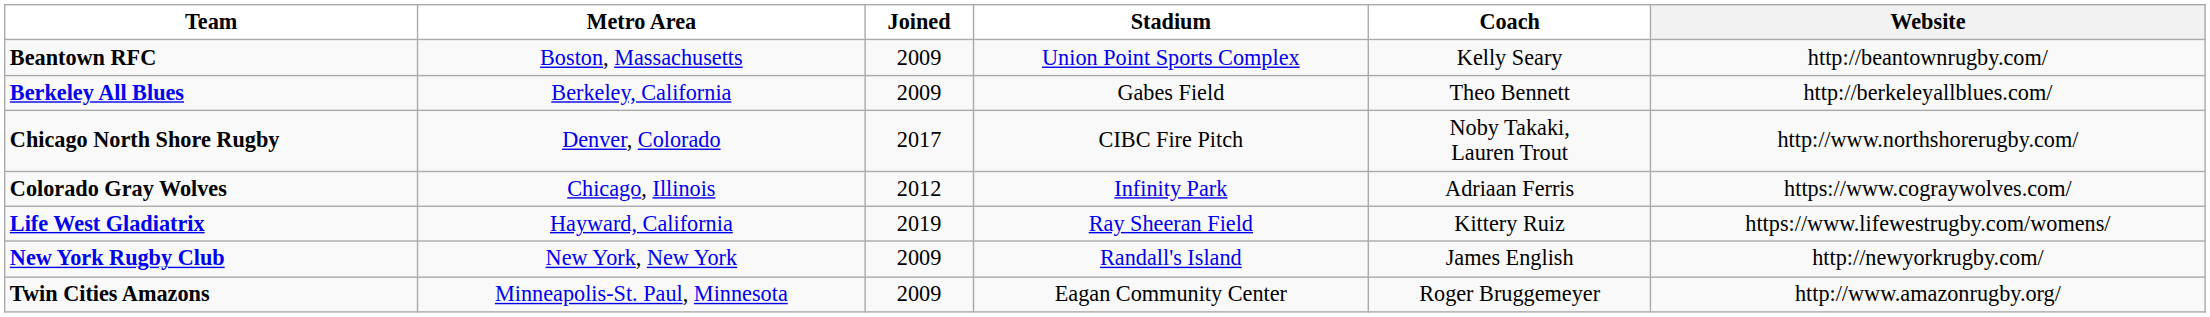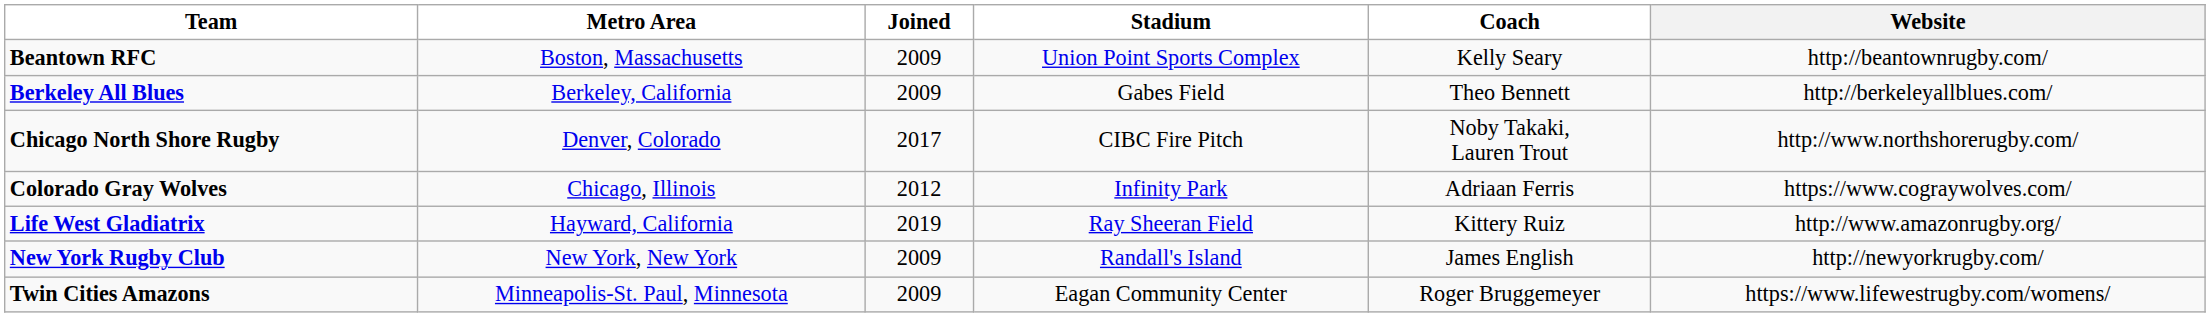(1928, 223) https://www.lifewestrugby.com/womens/ -> (1928, 223) http://www.amazonrugby.org/
(1928, 294) http://www.amazonrugby.org/ -> (1928, 294) https://www.lifewestrugby.com/womens/
